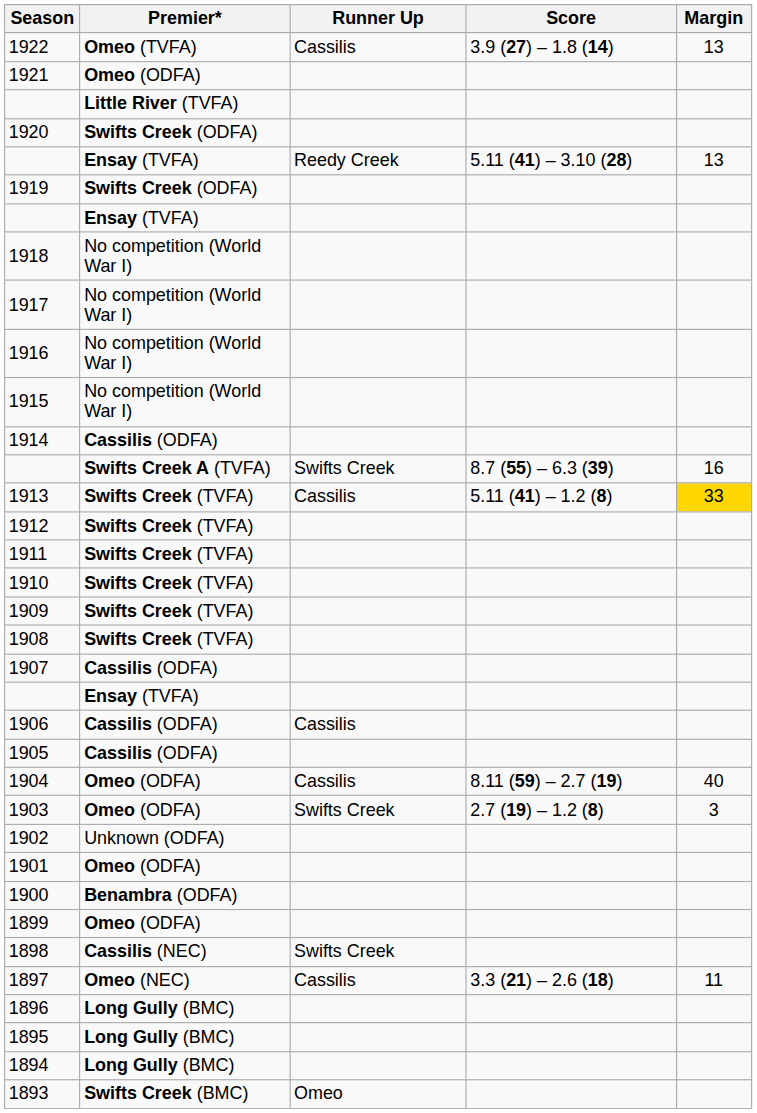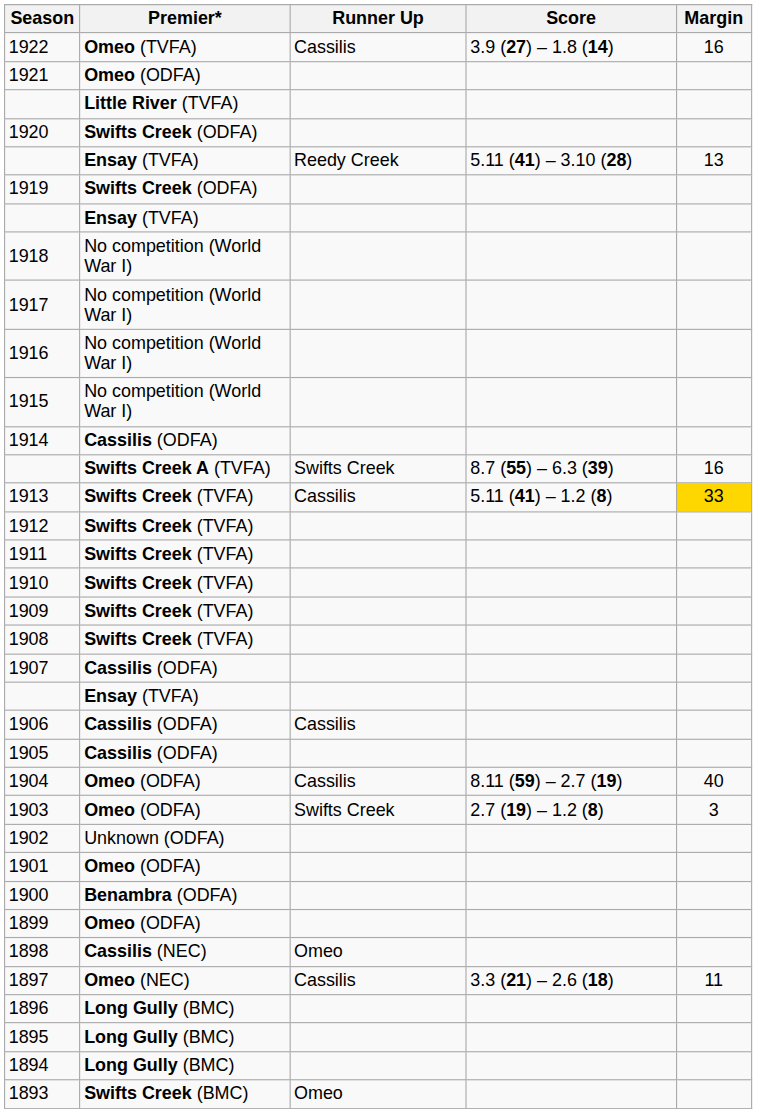(714, 47) 13 -> (714, 47) 16
(344, 951) Swifts Creek -> (318, 951) Omeo
